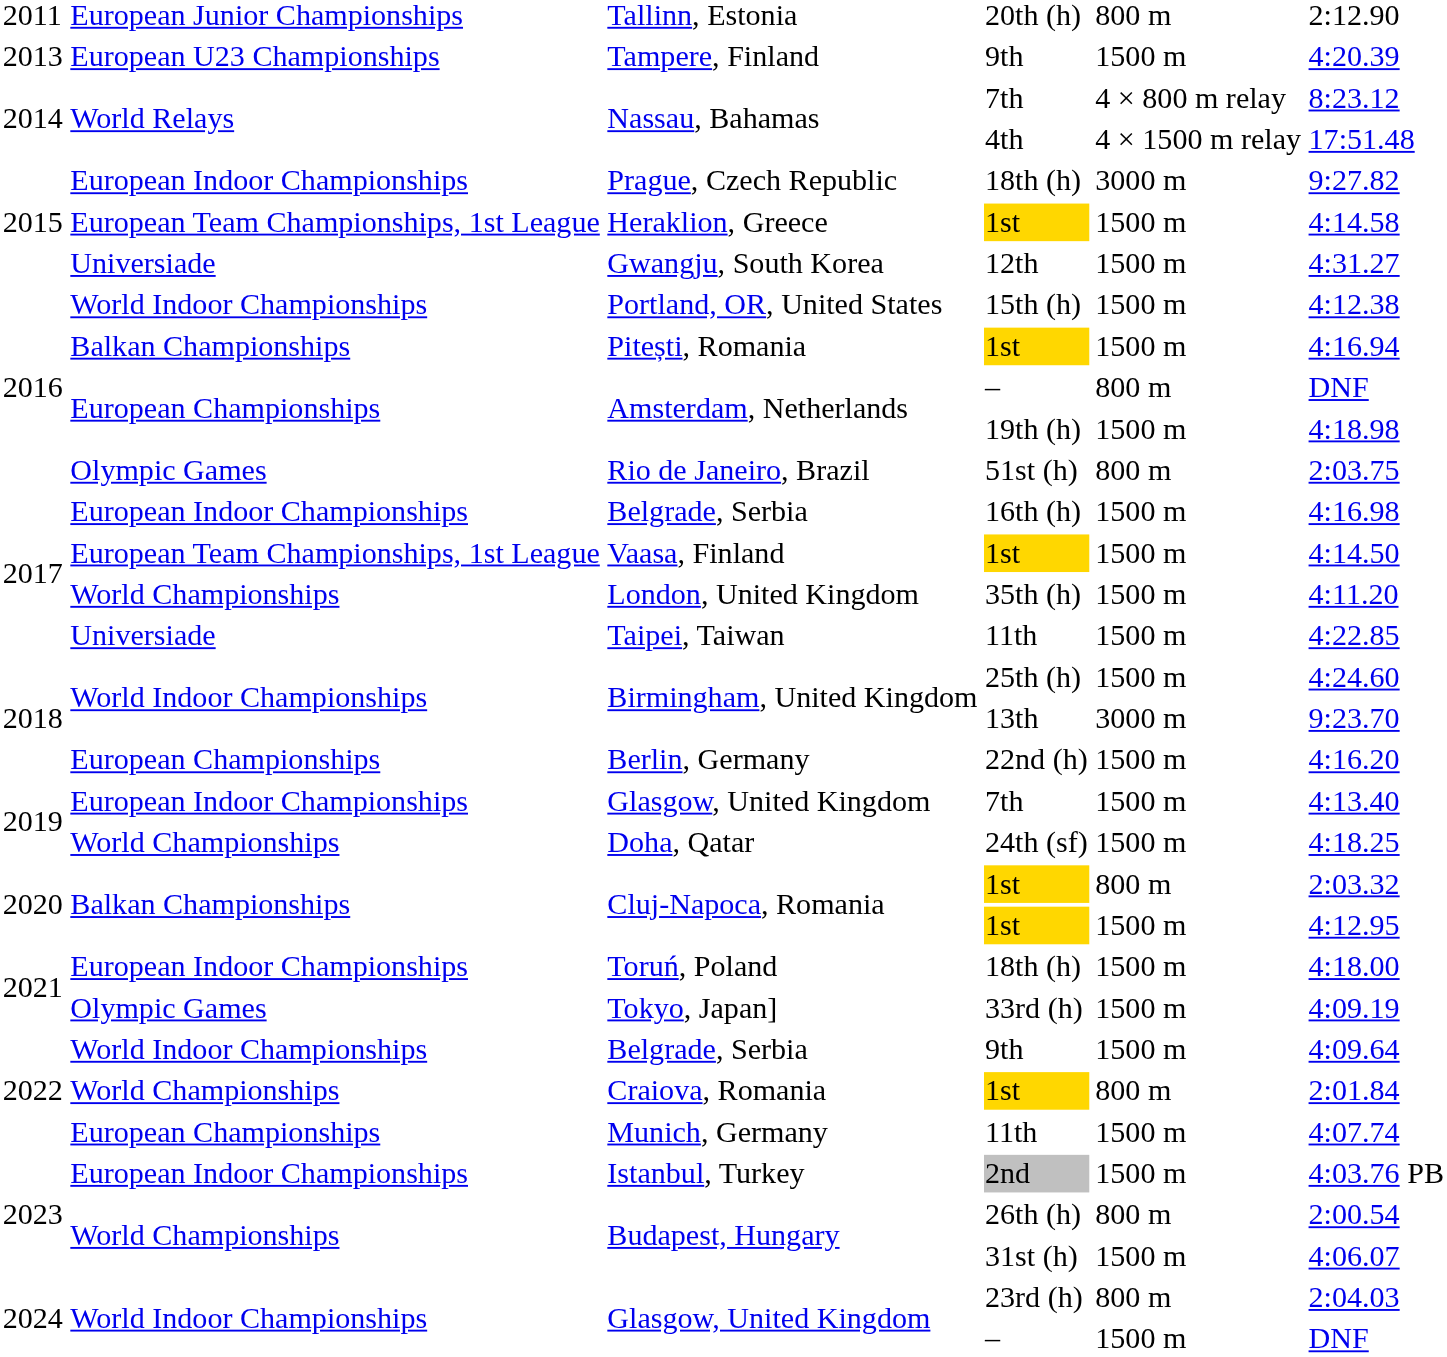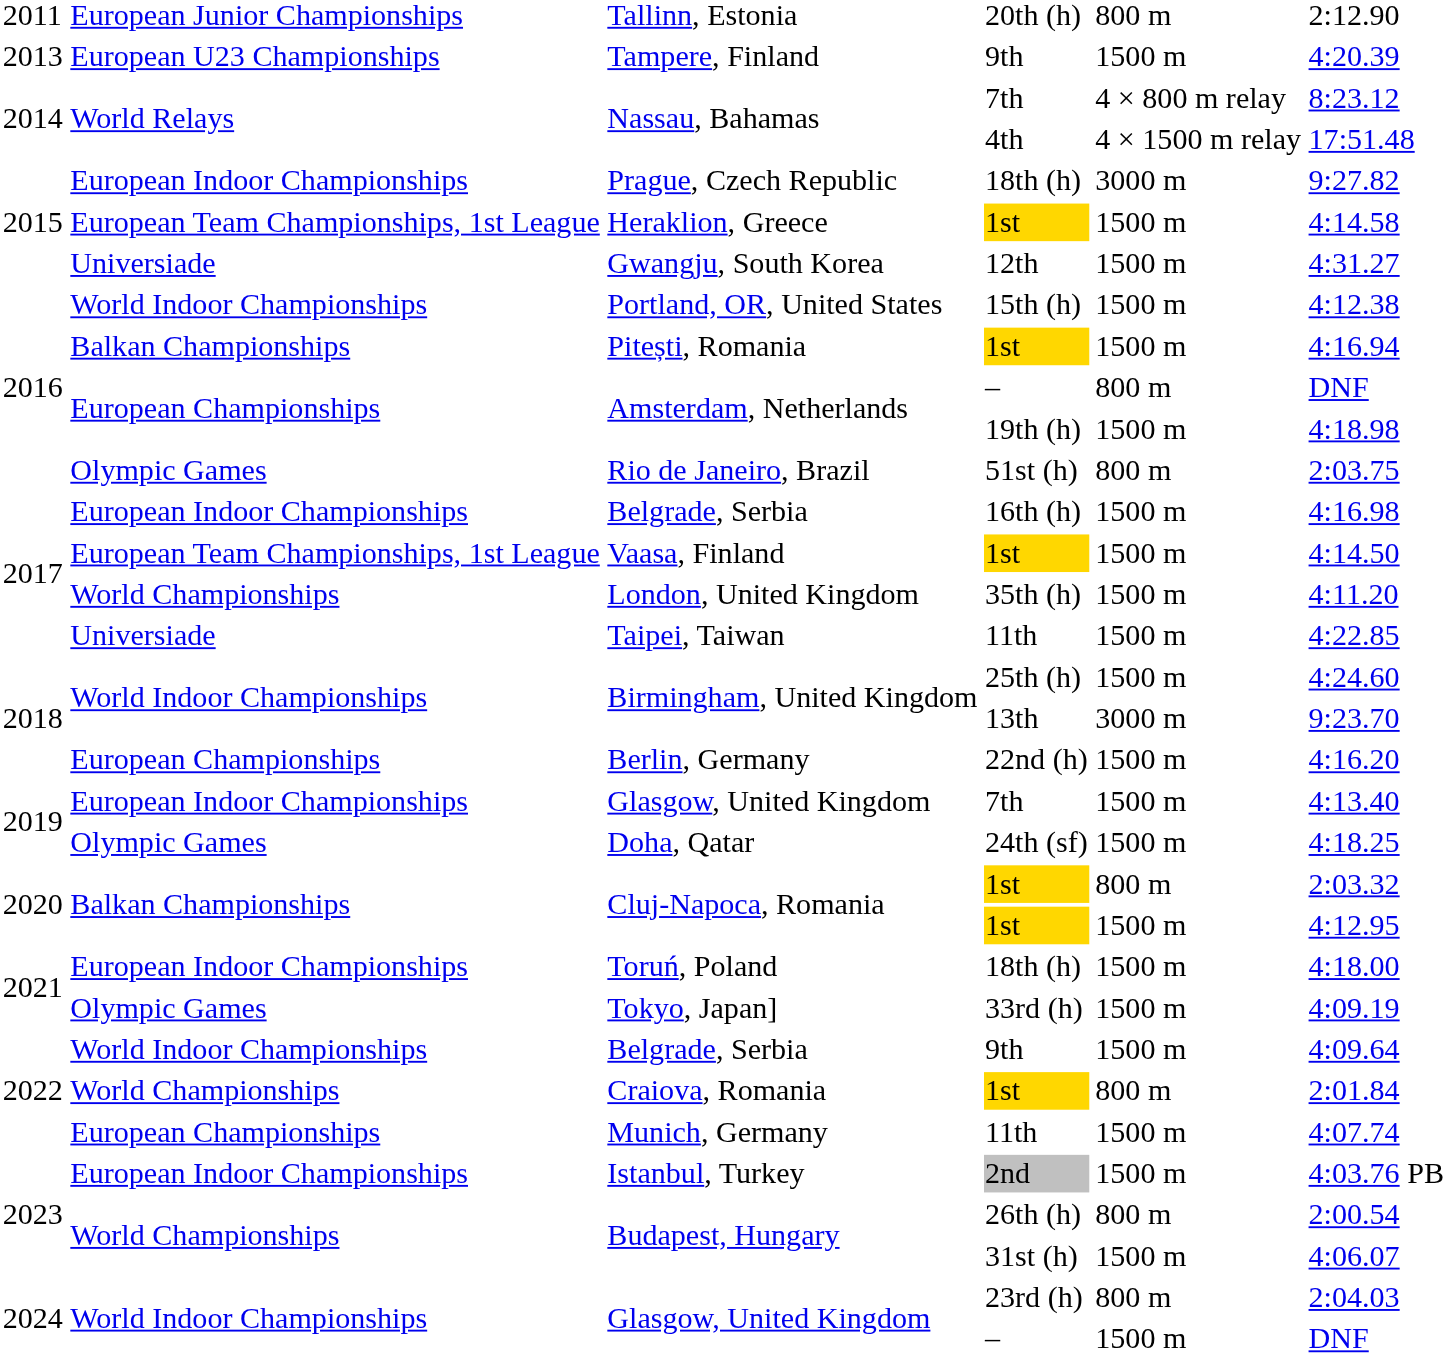(205, 842) World Championships -> (168, 842) Olympic Games
